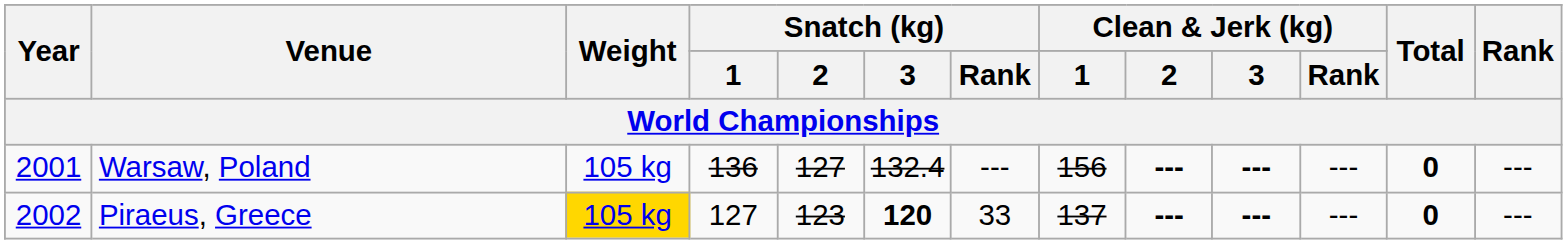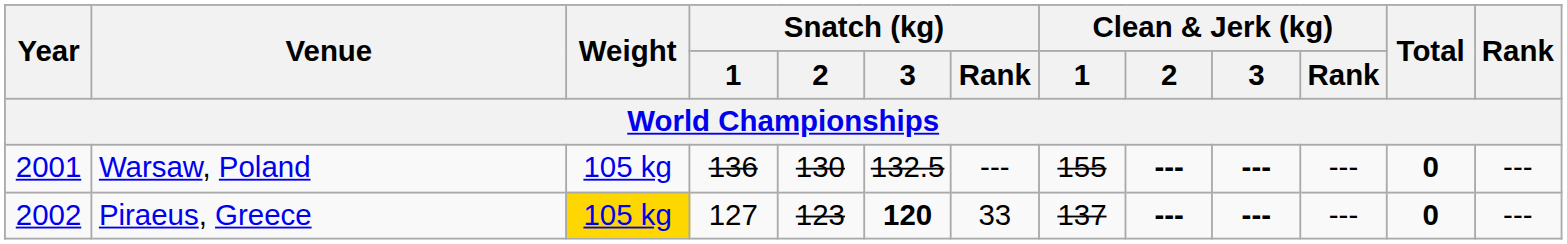(820, 167) 127 -> (820, 167) 130
(908, 167) 132.4 -> (908, 167) 132.5
(1082, 167) 156 -> (1082, 167) 155
